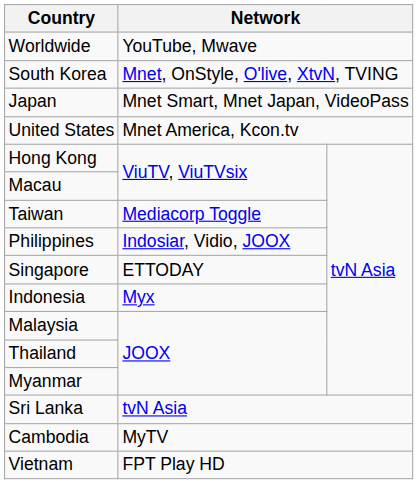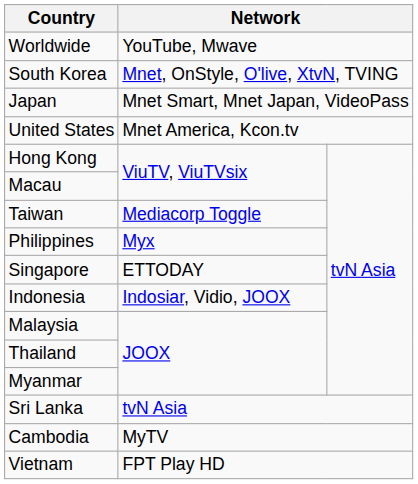(206, 241) Indosiar, Vidio, JOOX -> (139, 241) Myx
(139, 297) Myx -> (206, 297) Indosiar, Vidio, JOOX
